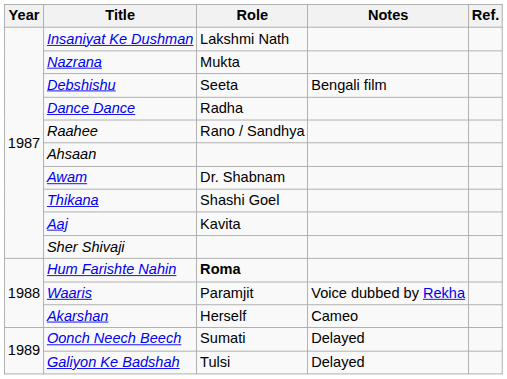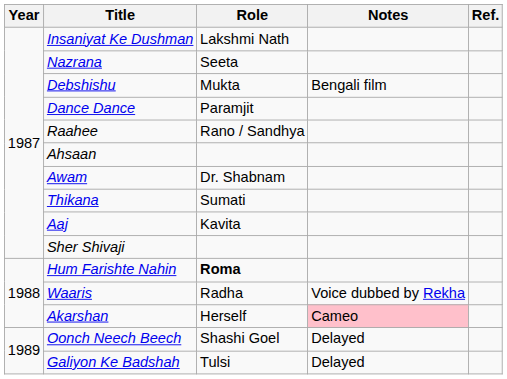(220, 62) Mukta -> (219, 62) Seeta
(219, 85) Seeta -> (220, 85) Mukta
(222, 108) Radha -> (227, 108) Paramjit
(240, 200) Shashi Goel -> (223, 200) Sumati
(227, 293) Paramjit -> (222, 293) Radha
(335, 316) no background -> (335, 316) pink background
(223, 339) Sumati -> (240, 339) Shashi Goel
